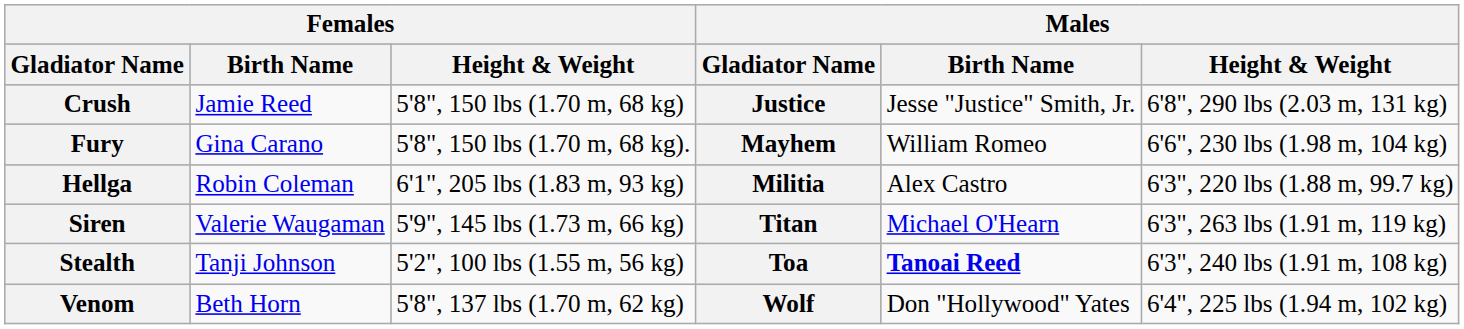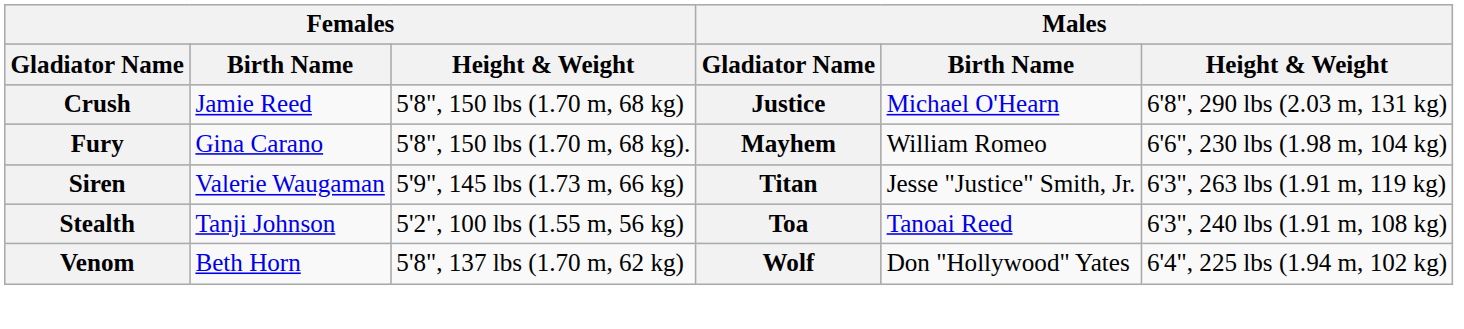(1011, 104) Jesse "Justice" Smith, Jr. -> (973, 104) Michael O'Hearn
- row: (97, 183)
(973, 223) Michael O'Hearn -> (1011, 183) Jesse "Justice" Smith, Jr.
(954, 263) bold -> (950, 223) normal
